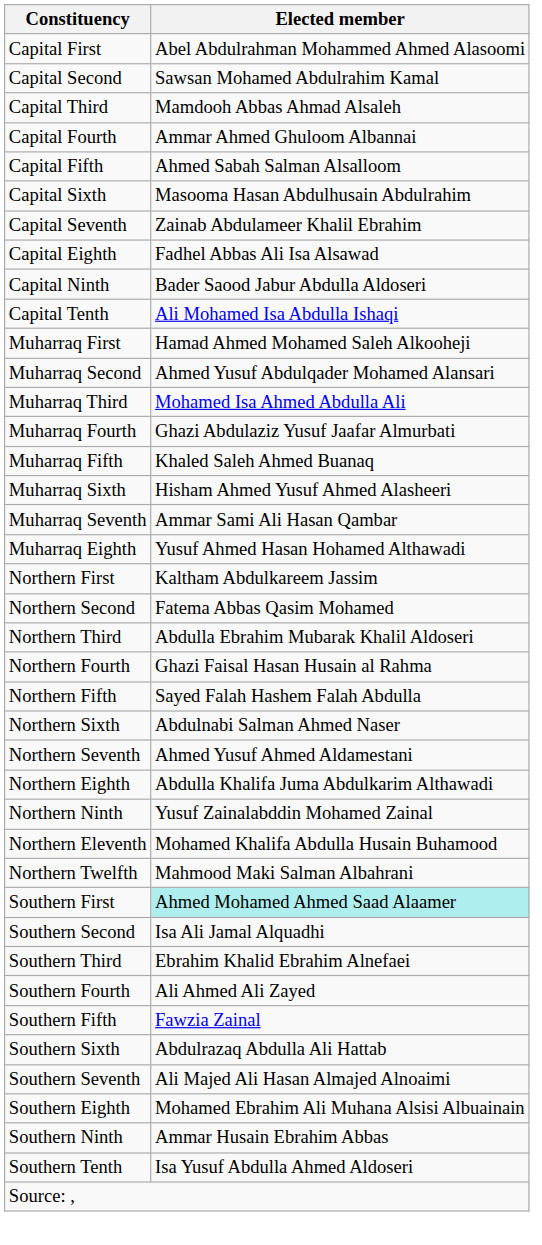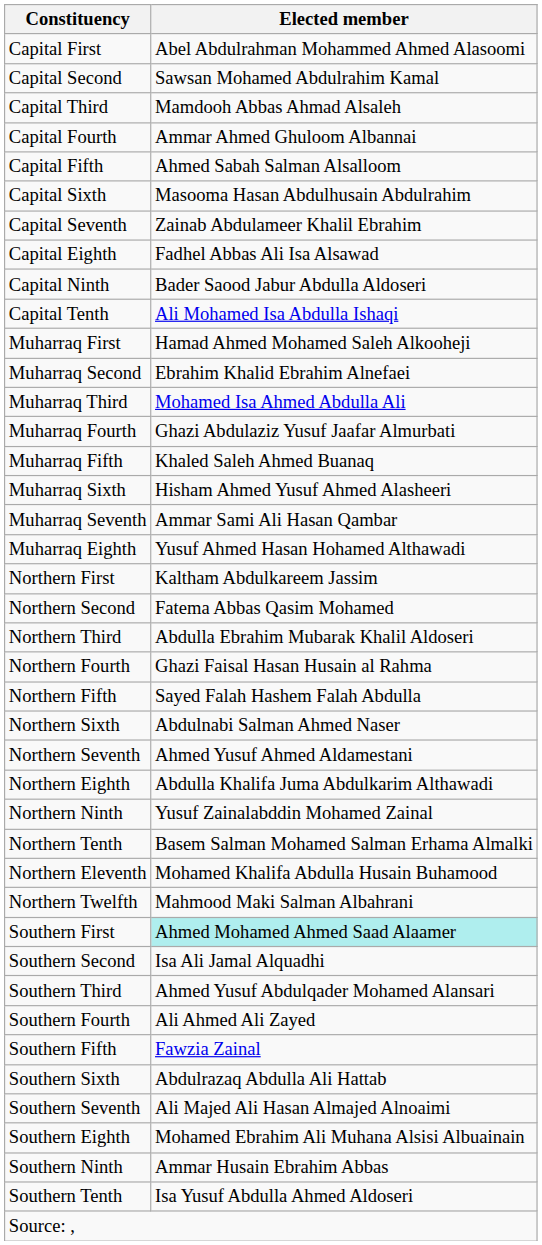(325, 372) Ahmed Yusuf Abdulqader Mohamed Alansari -> (283, 372) Ebrahim Khalid Ebrahim Alnefaei
+ row: (66, 843)
(283, 961) Ebrahim Khalid Ebrahim Alnefaei -> (325, 990) Ahmed Yusuf Abdulqader Mohamed Alansari
